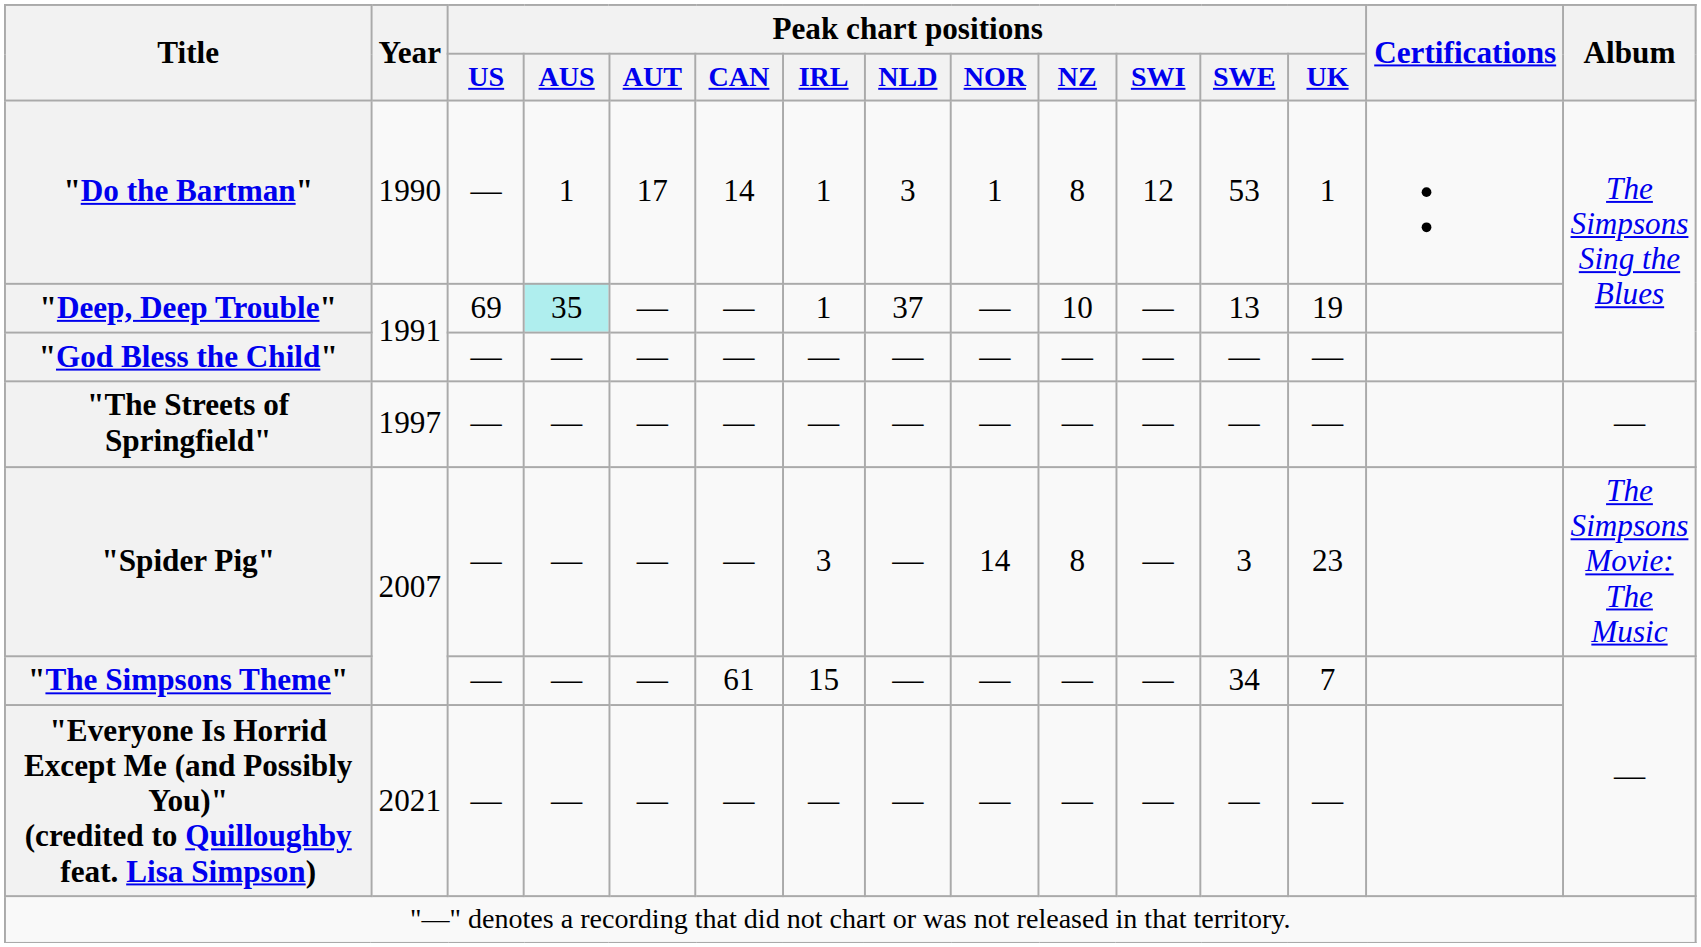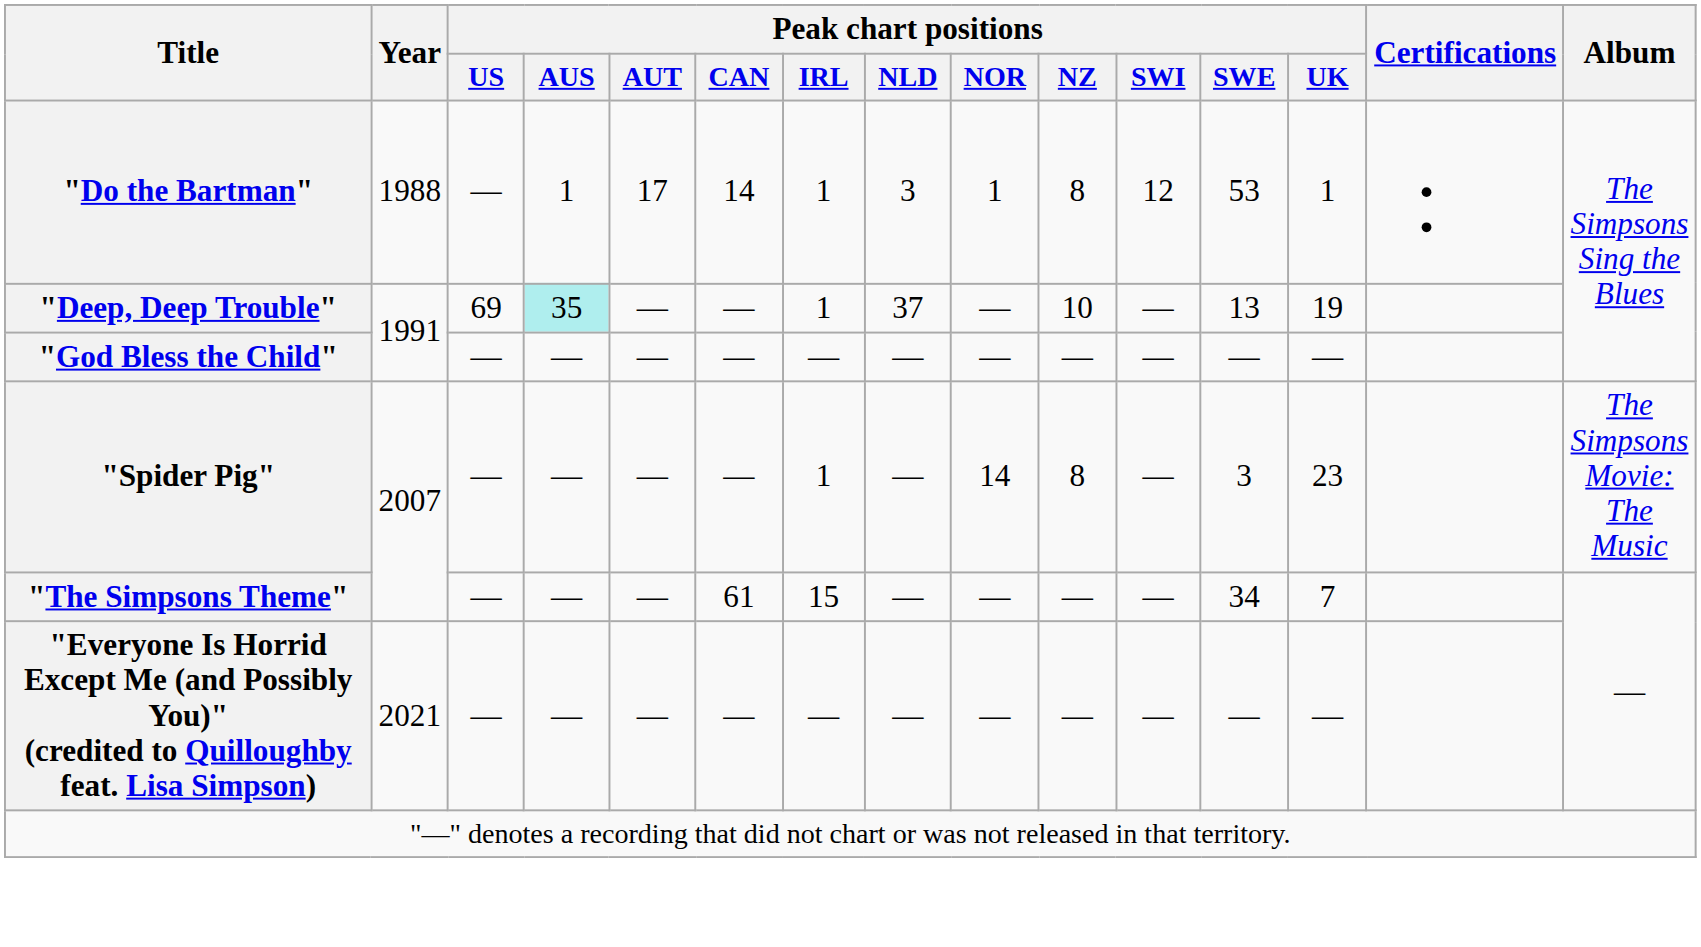(410, 191) 1990 -> (410, 191) 1988
- row: (188, 423)
(824, 560) 3 -> (824, 476) 1
